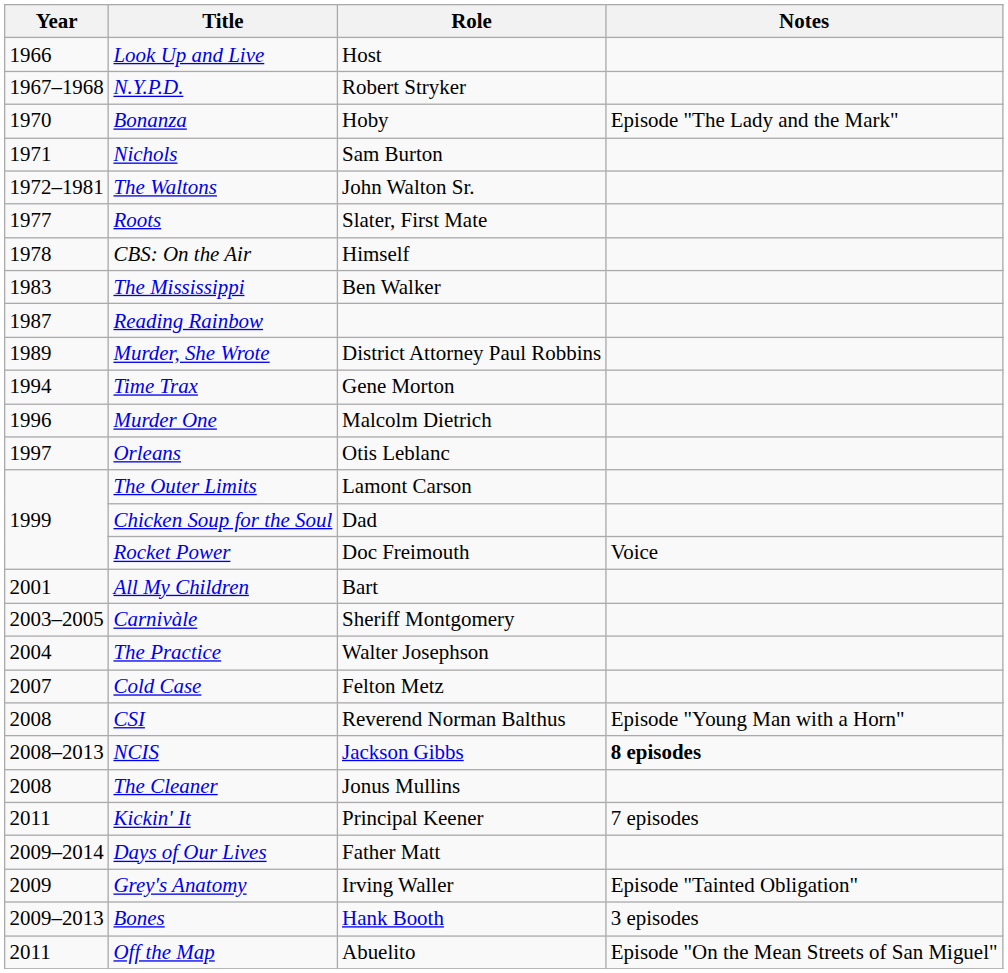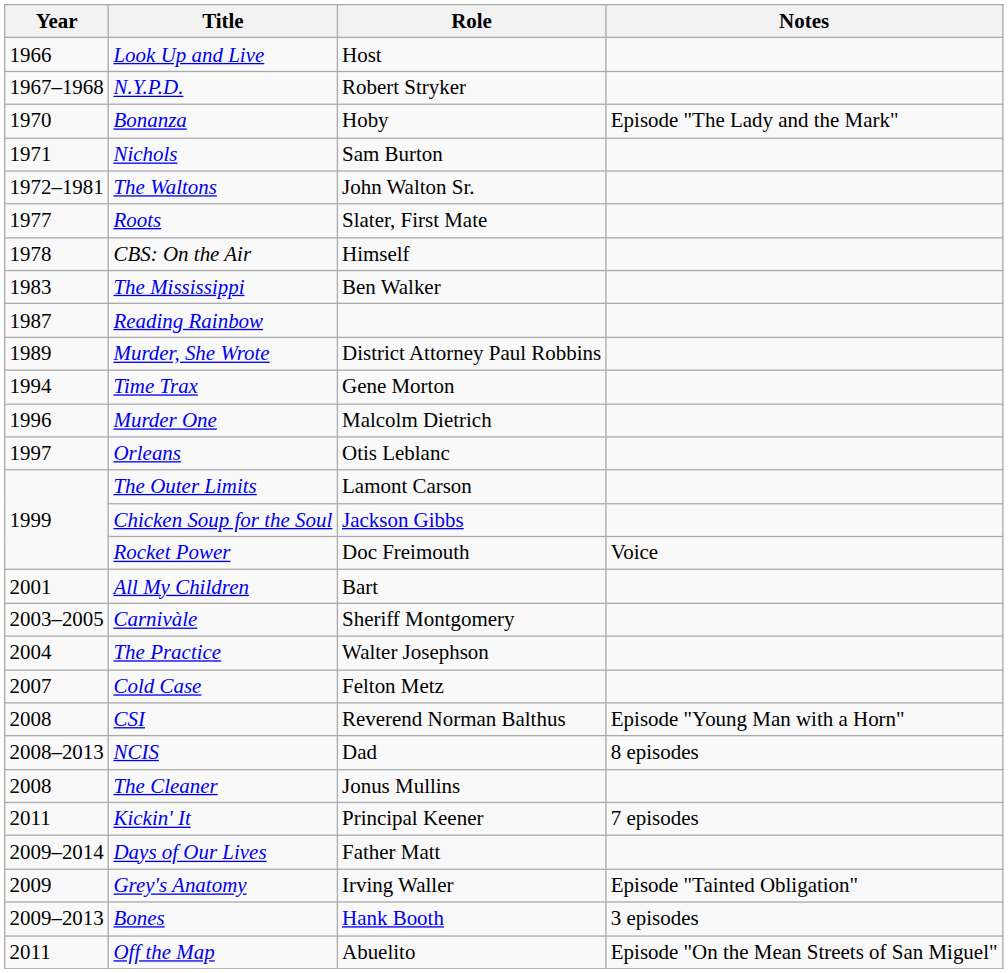(359, 519) Dad -> (403, 519) Jackson Gibbs
(403, 752) Jackson Gibbs -> (359, 752) Dad
(656, 752) bold -> (655, 752) normal
